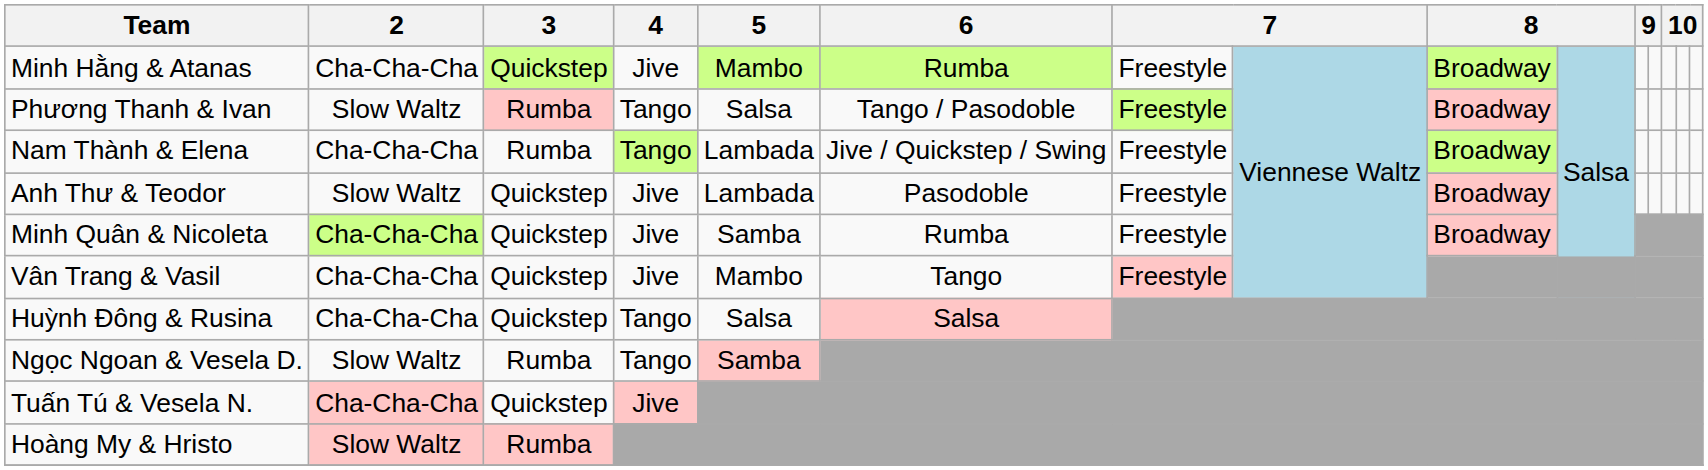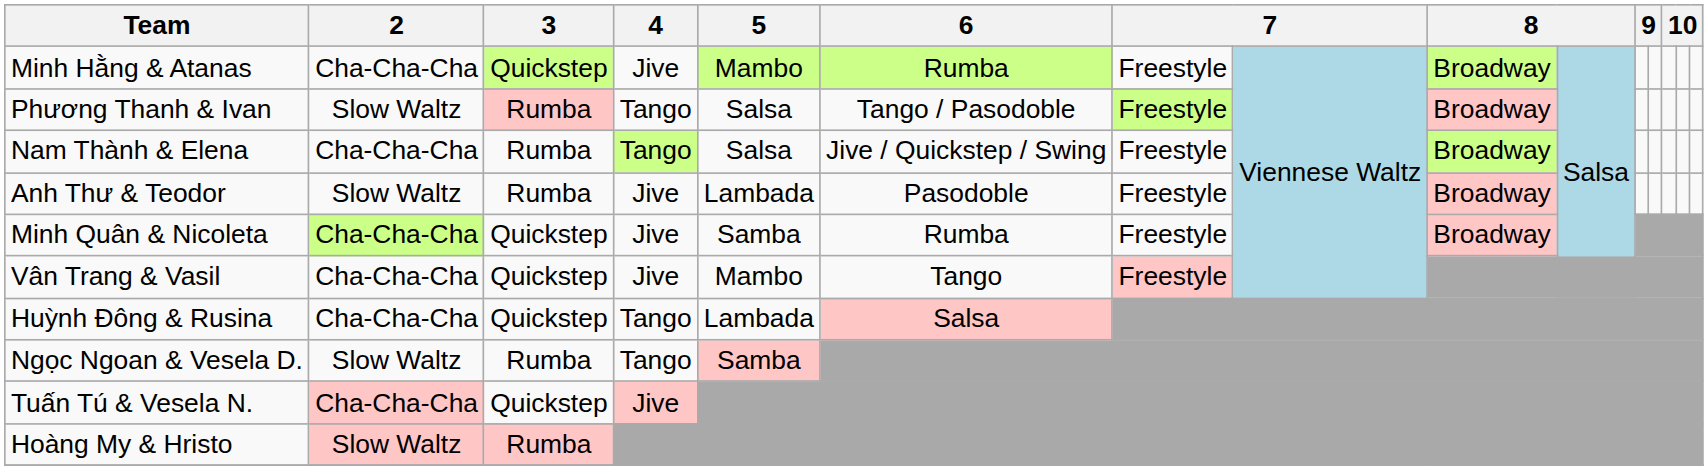(759, 151) Lambada -> (759, 151) Salsa
(549, 192) Quickstep -> (549, 192) Rumba
(759, 318) Salsa -> (759, 318) Lambada
